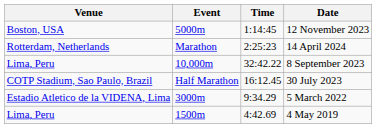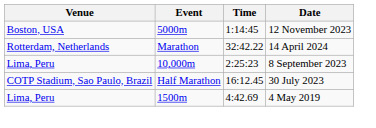(260, 47) 2:25:23 -> (245, 47) 32:42.22
(263, 64) 32:42.22 -> (242, 64) 2:25:23
- row: (316, 98)
